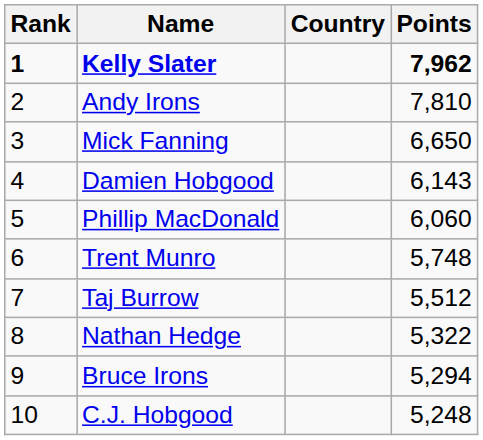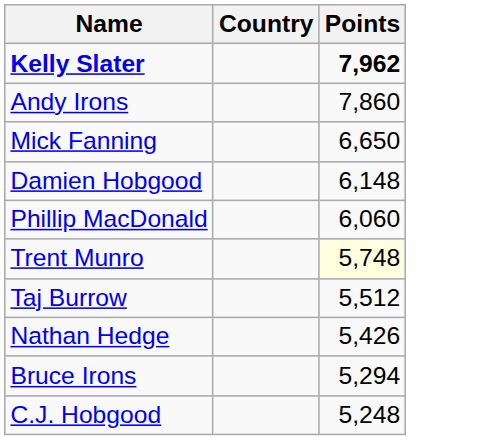- column: (41, 24)
(441, 102) 7,810 -> (369, 102) 7,860
(441, 180) 6,143 -> (369, 180) 6,148
(441, 258) no background -> (369, 258) lightyellow background
(441, 336) 5,322 -> (369, 336) 5,426
